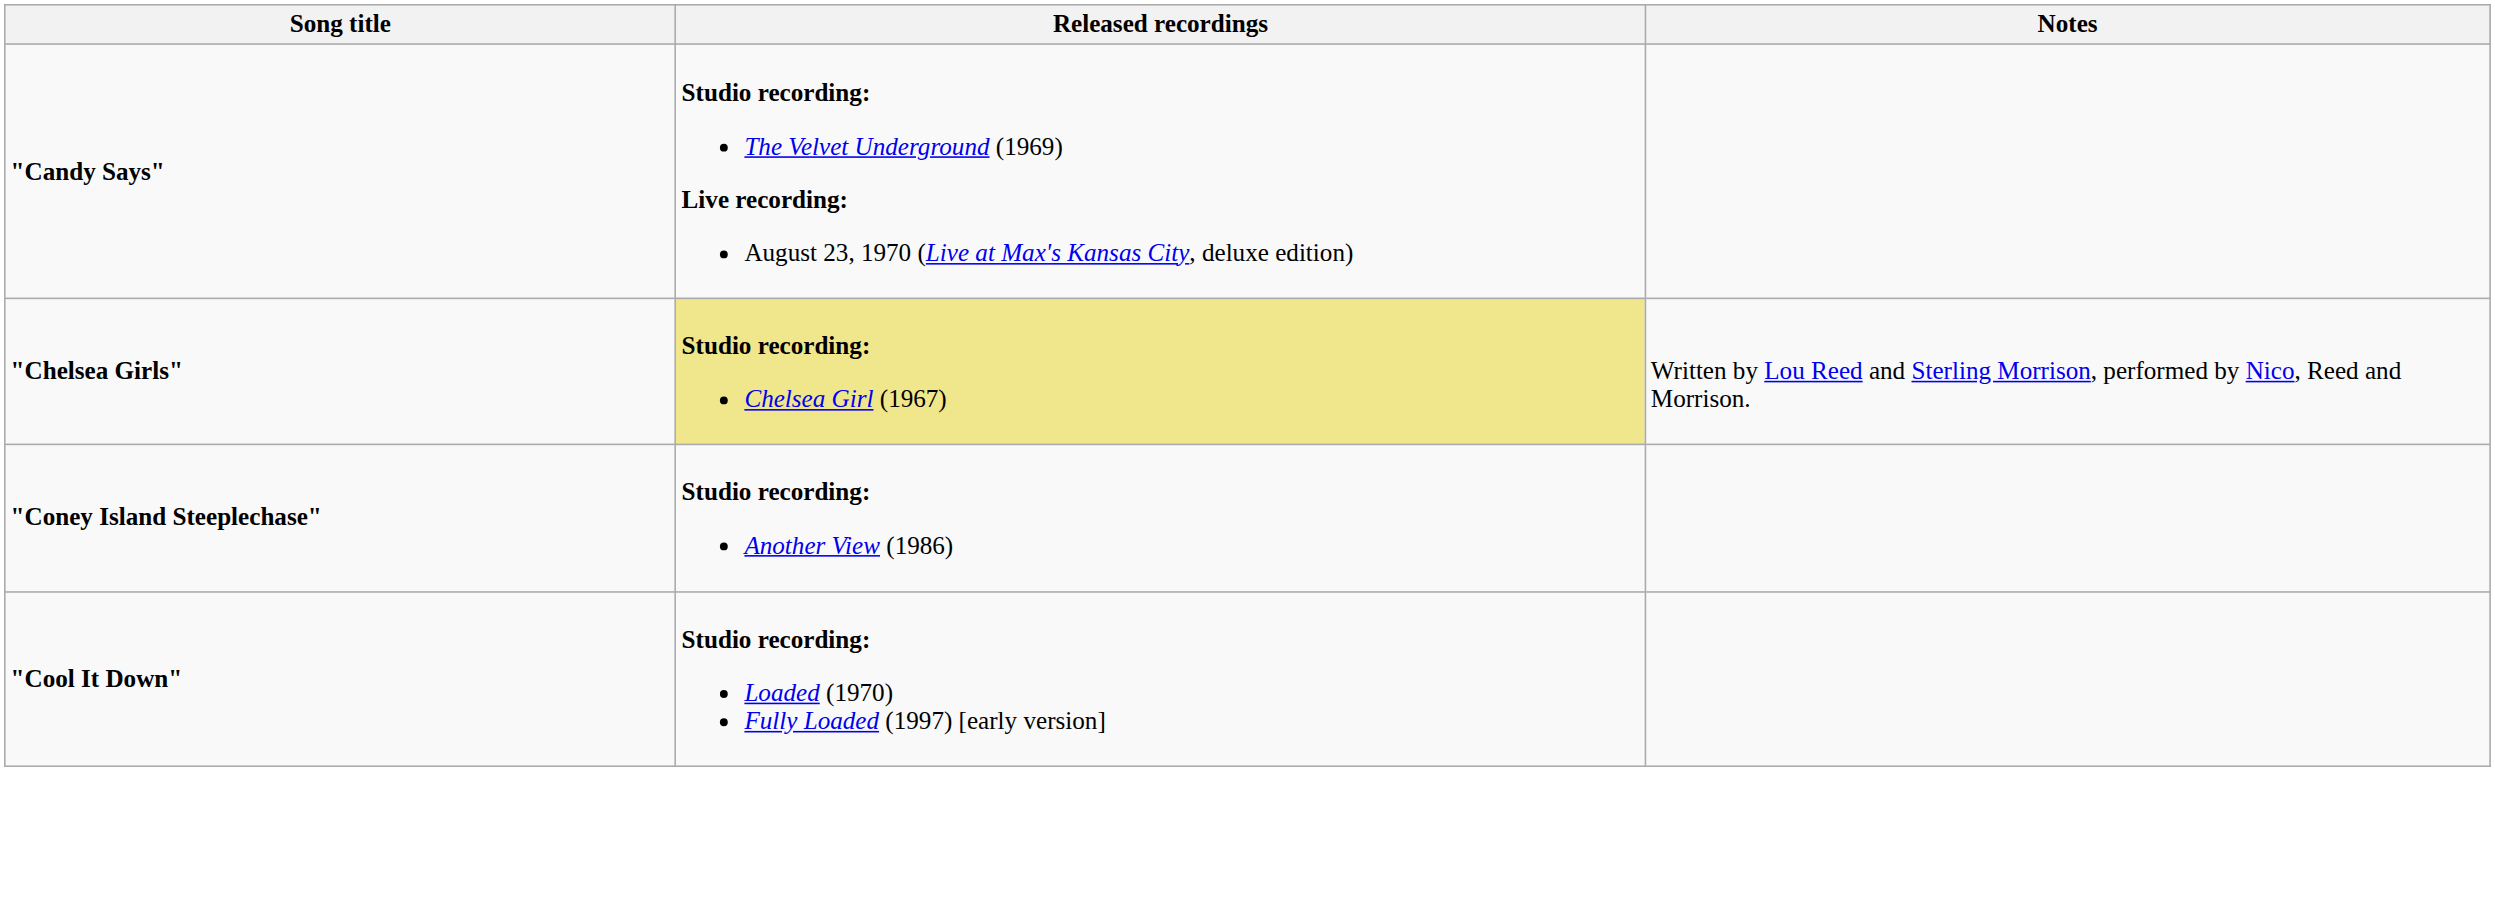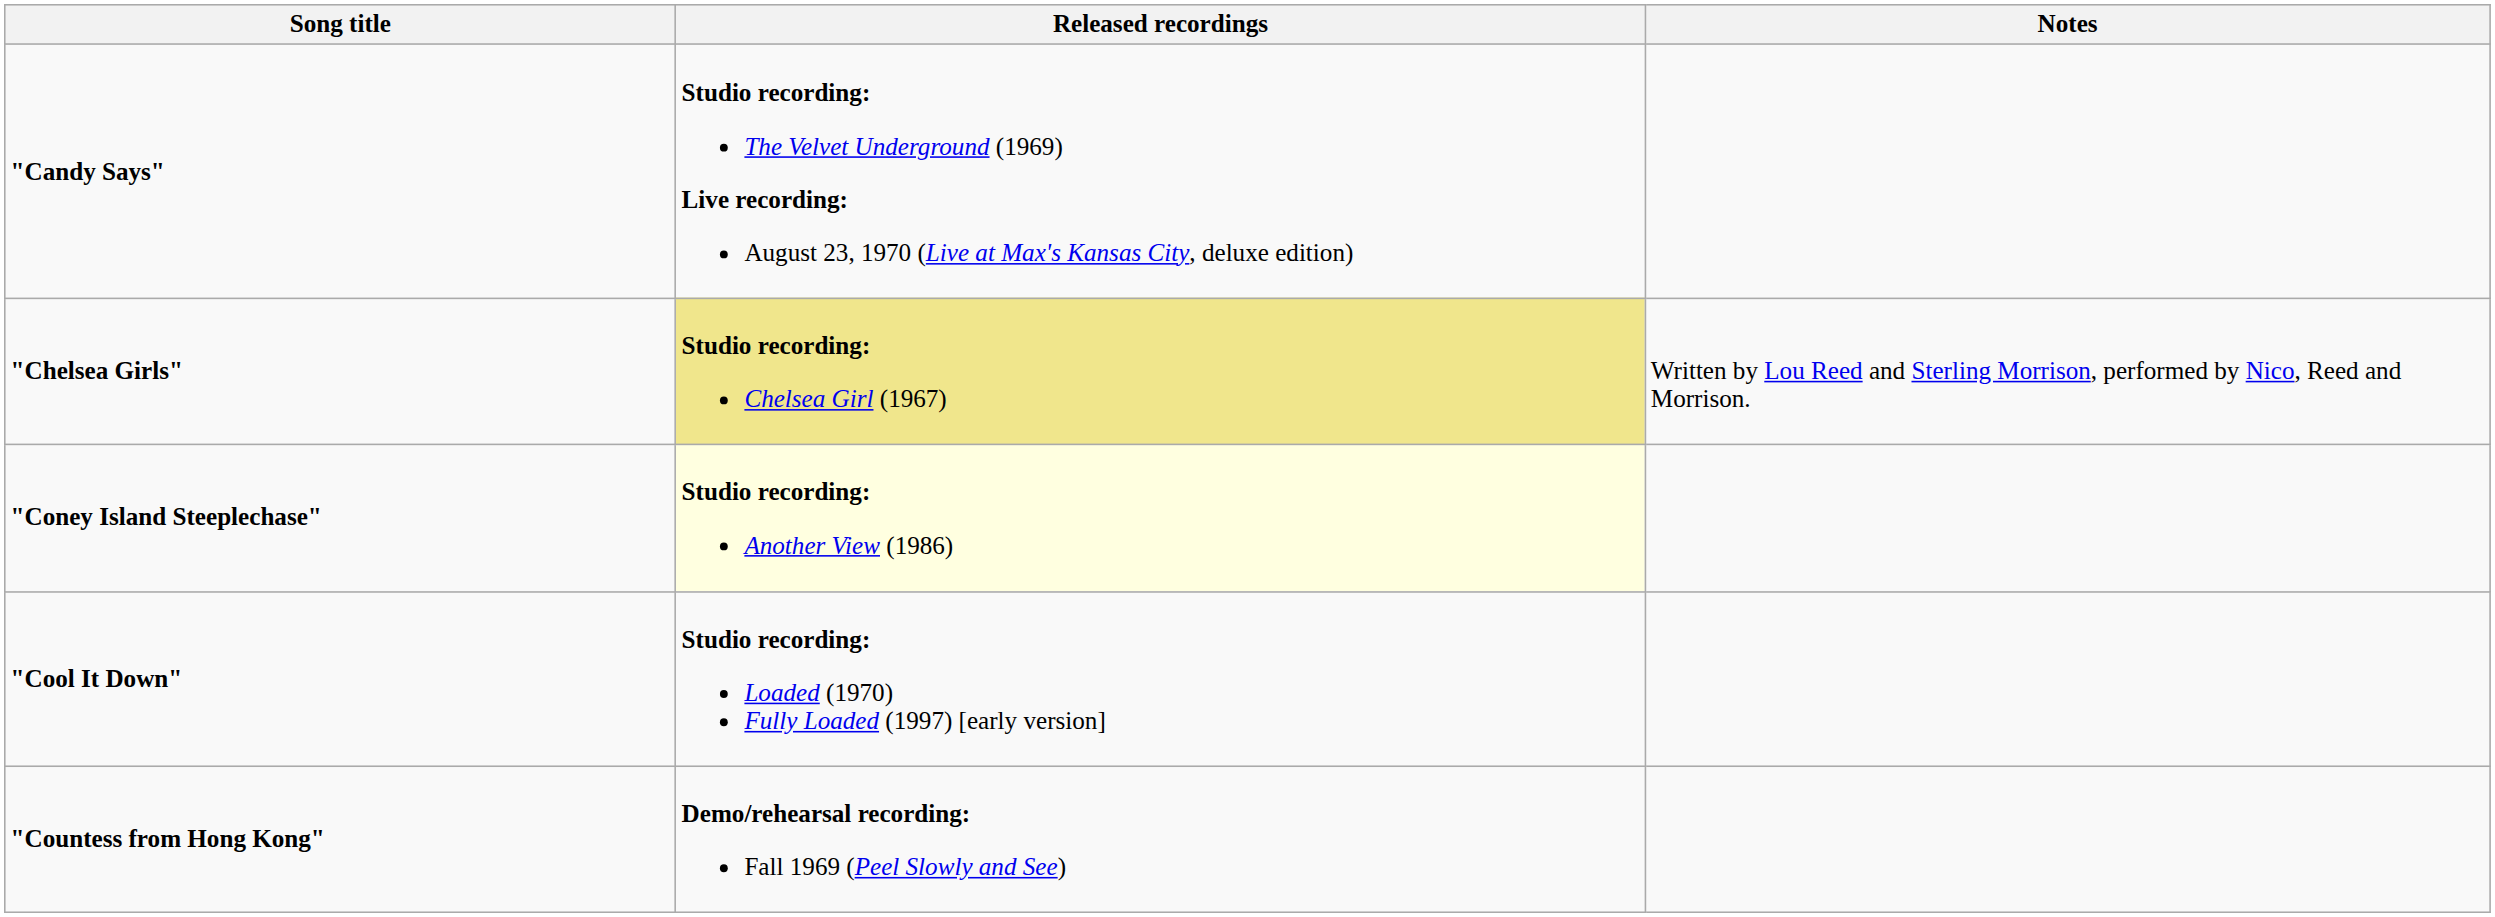(1160, 519) no background -> (1160, 519) lightyellow background
+ row: (168, 839)
